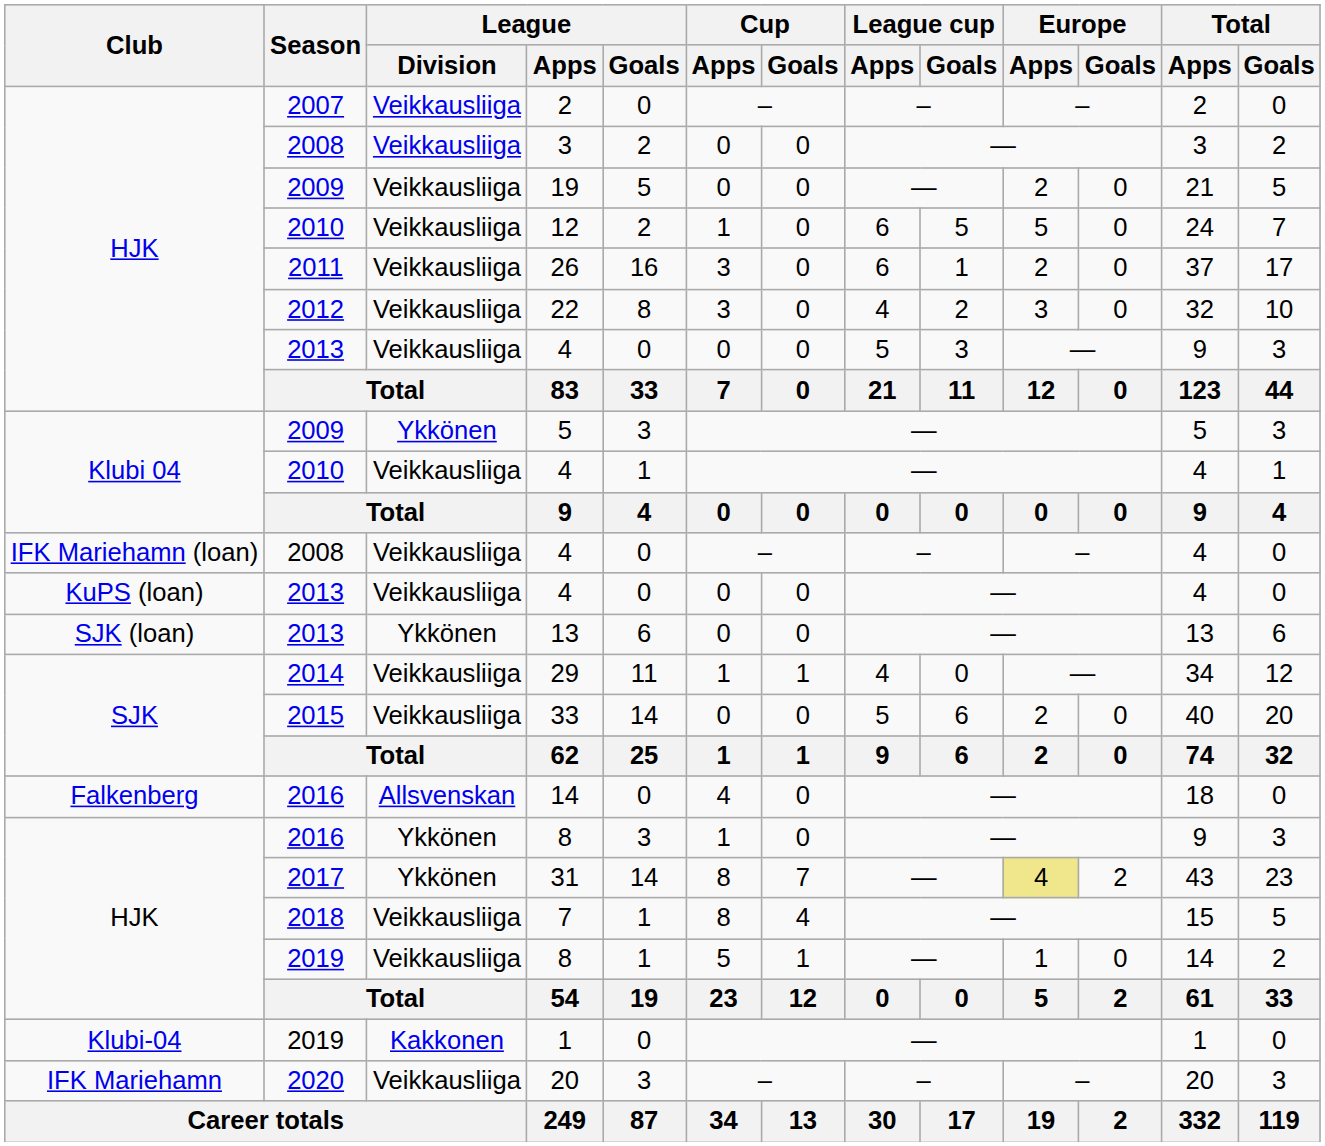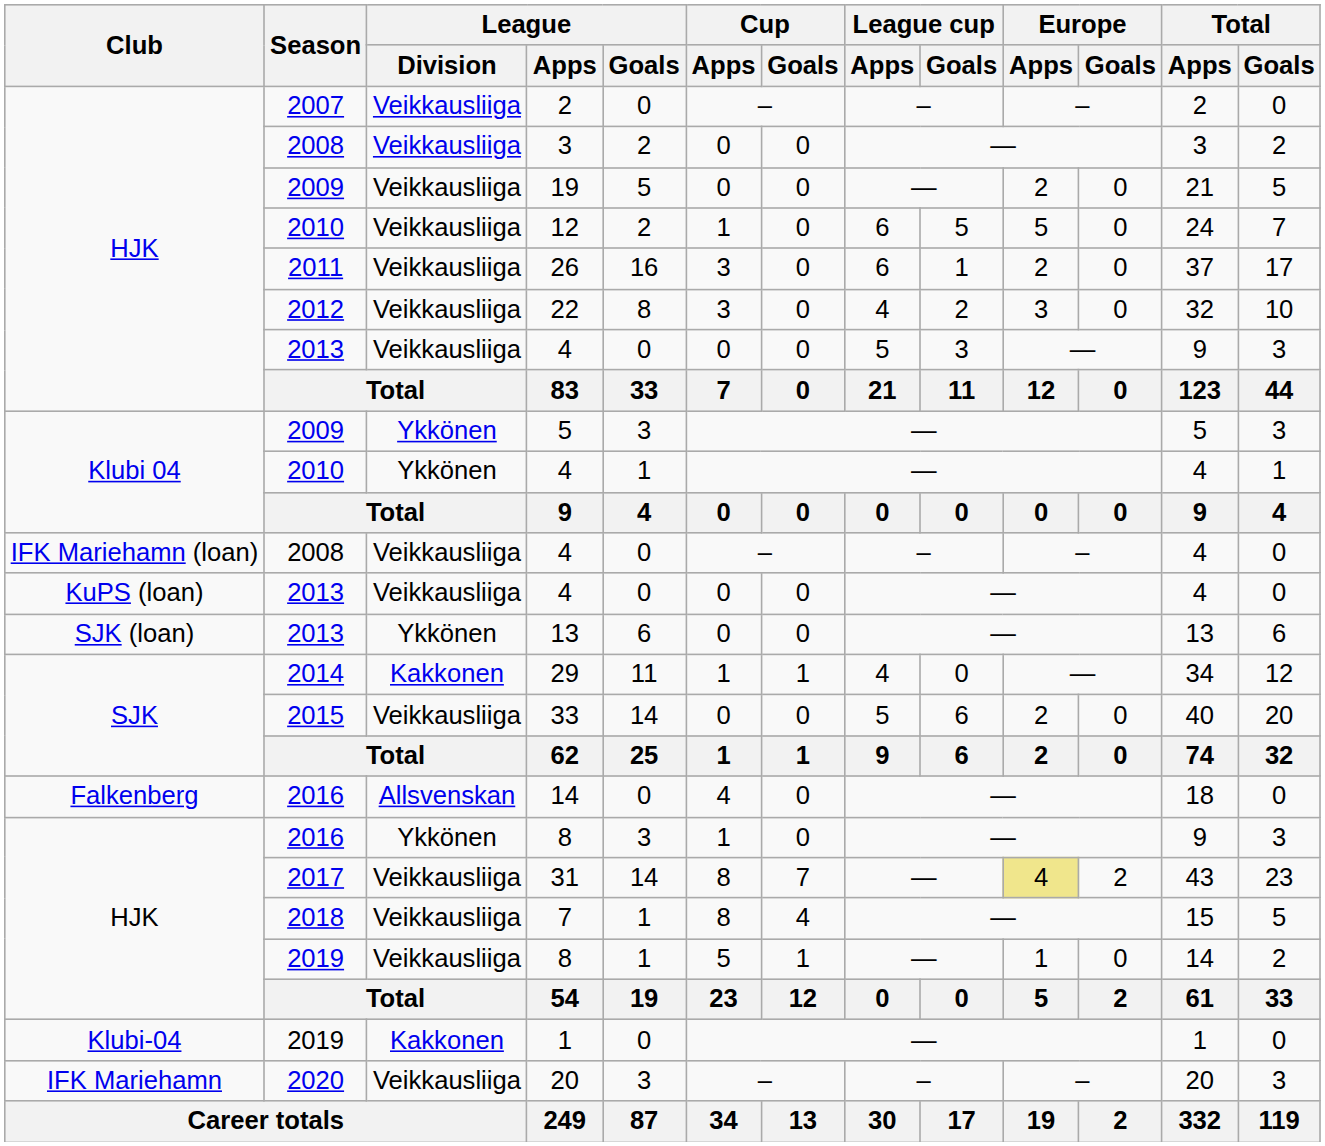(447, 471) Veikkausliiga -> (447, 471) Ykkönen
(447, 674) Veikkausliiga -> (447, 674) Kakkonen
(447, 877) Ykkönen -> (447, 877) Veikkausliiga
